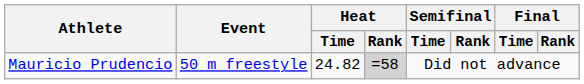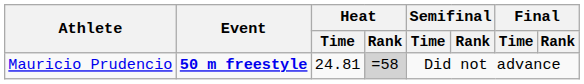(244, 65) normal -> (244, 65) bold
(338, 65) 24.82 -> (338, 65) 24.81
